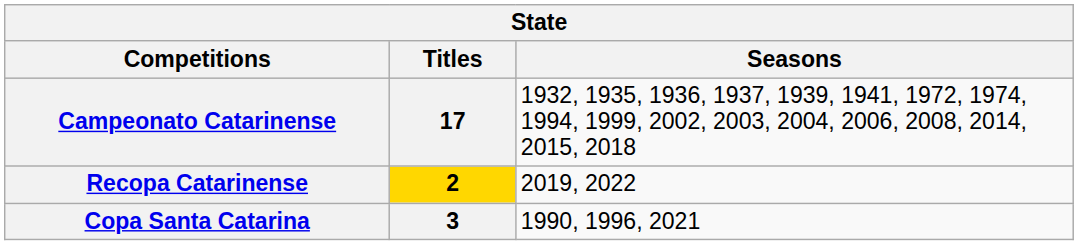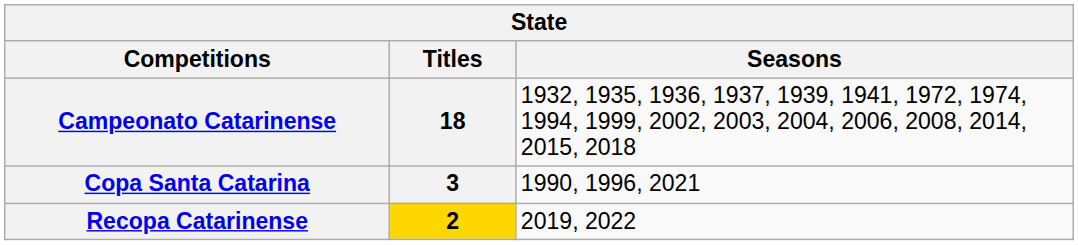(453, 121) 17 -> (453, 121) 18
rows swapped: (197, 220) <-> (197, 184)
